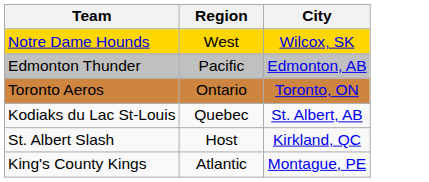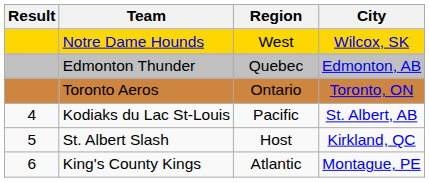+ column: (32, 16)
(221, 66) Pacific -> (276, 66) Quebec
(221, 115) Quebec -> (276, 115) Pacific
